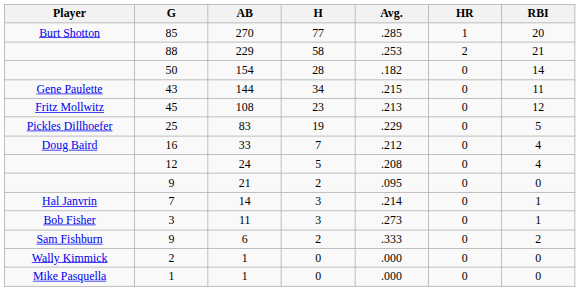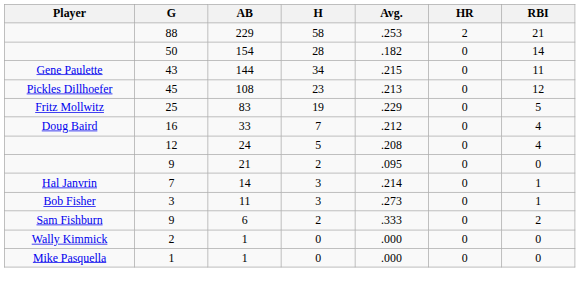- row: (171, 32)
(70, 107) Fritz Mollwitz -> (70, 88) Pickles Dillhoefer
(70, 126) Pickles Dillhoefer -> (70, 107) Fritz Mollwitz
